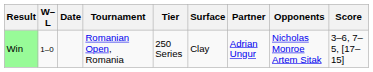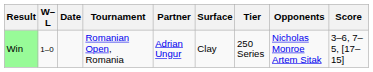columns swapped: (170, 17) <-> (249, 17)
